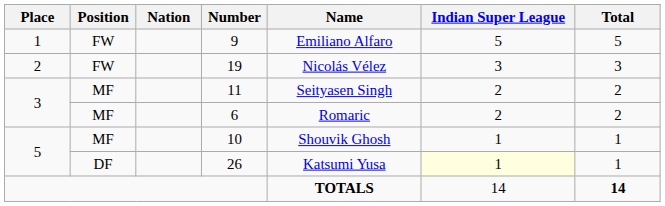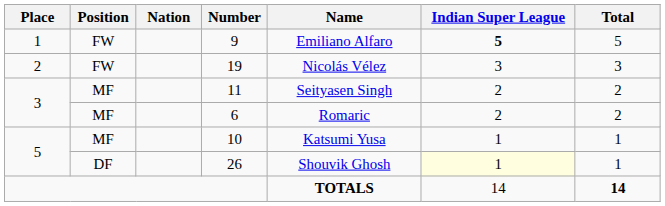(498, 41) normal -> (498, 41) bold
(344, 139) Shouvik Ghosh -> (344, 139) Katsumi Yusa
(344, 164) Katsumi Yusa -> (344, 164) Shouvik Ghosh
